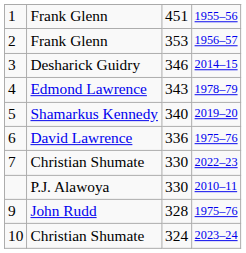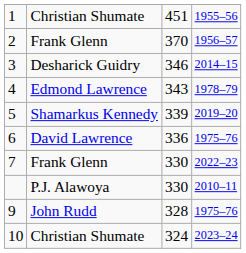(69, 16) Frank Glenn -> (87, 16) Christian Shumate
(177, 41) 353 -> (177, 41) 370
(177, 114) 340 -> (177, 114) 339
(87, 162) Christian Shumate -> (69, 162) Frank Glenn
